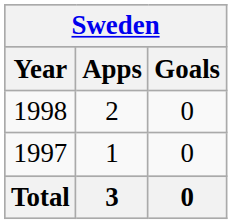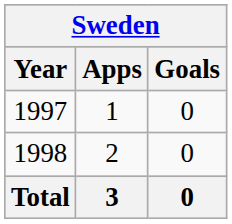rows swapped: (40, 153) <-> (40, 111)
